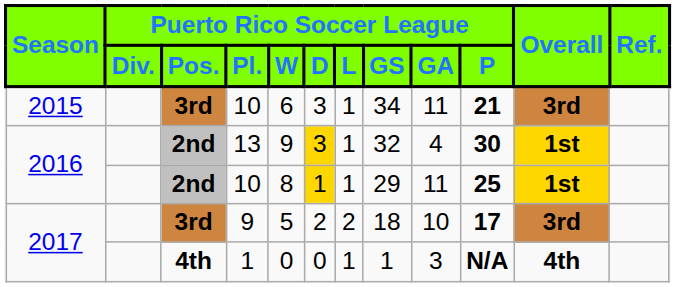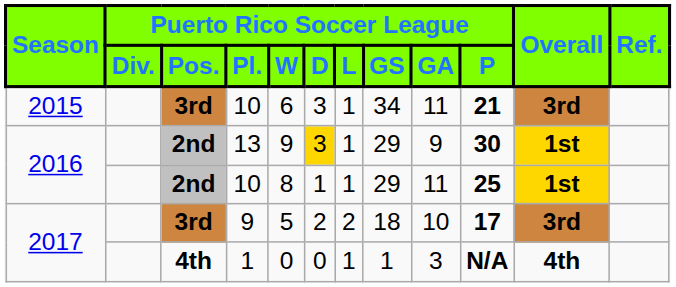(387, 144) 32 -> (387, 144) 29
(436, 144) 4 -> (436, 144) 9
(320, 183) gold background -> (320, 183) no background
